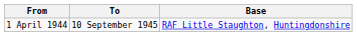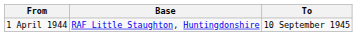columns swapped: (115, 11) <-> (256, 11)
